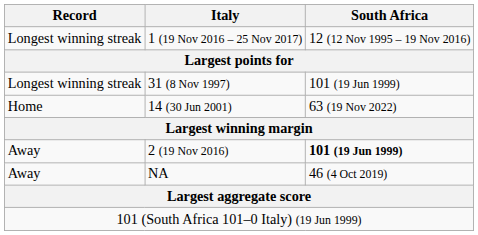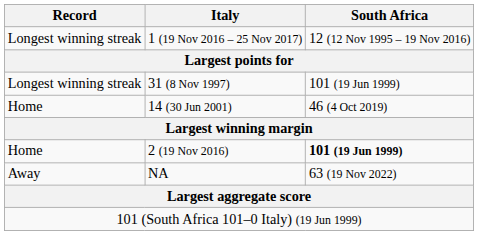(353, 106) 63 (19 Nov 2022) -> (348, 106) 46 (4 Oct 2019)
(24, 151) Away -> (25, 151) Home
(348, 173) 46 (4 Oct 2019) -> (353, 173) 63 (19 Nov 2022)
